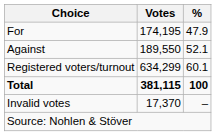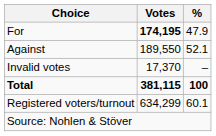(160, 31) normal -> (160, 31) bold
rows swapped: (39, 103) <-> (71, 67)
